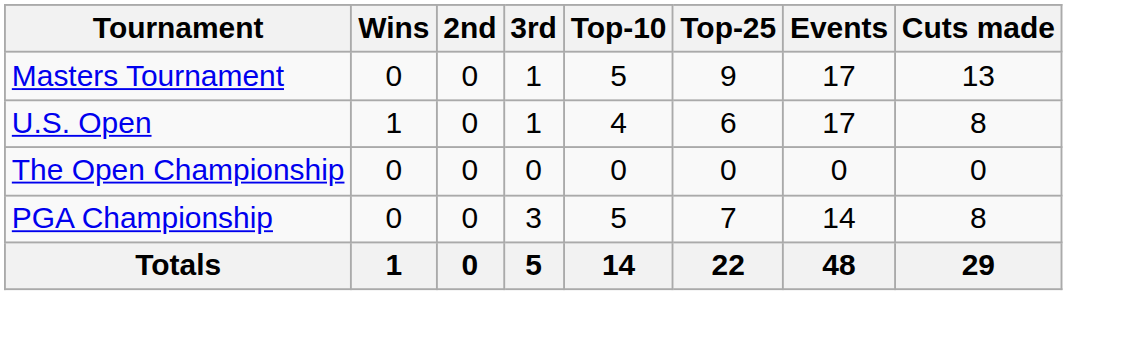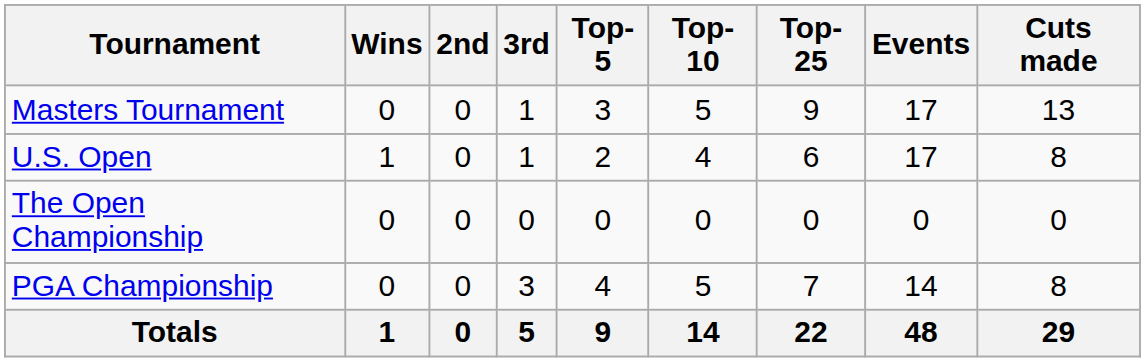+ column: (603, 45)
